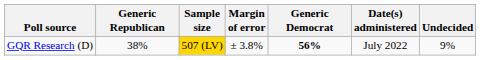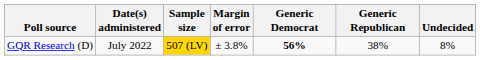columns swapped: (385, 20) <-> (137, 20)
(448, 45) 9% -> (448, 45) 8%
